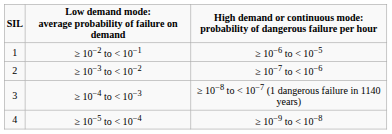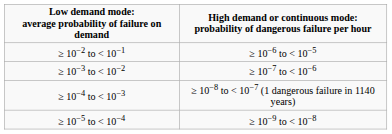- column: (15, 23)
